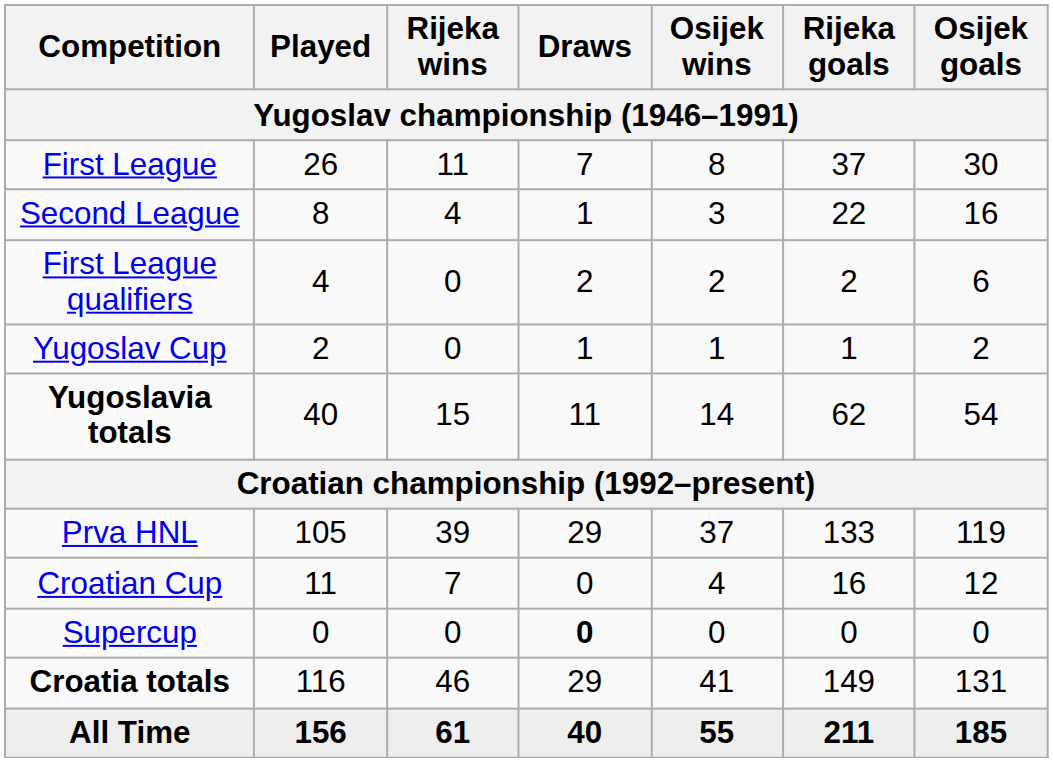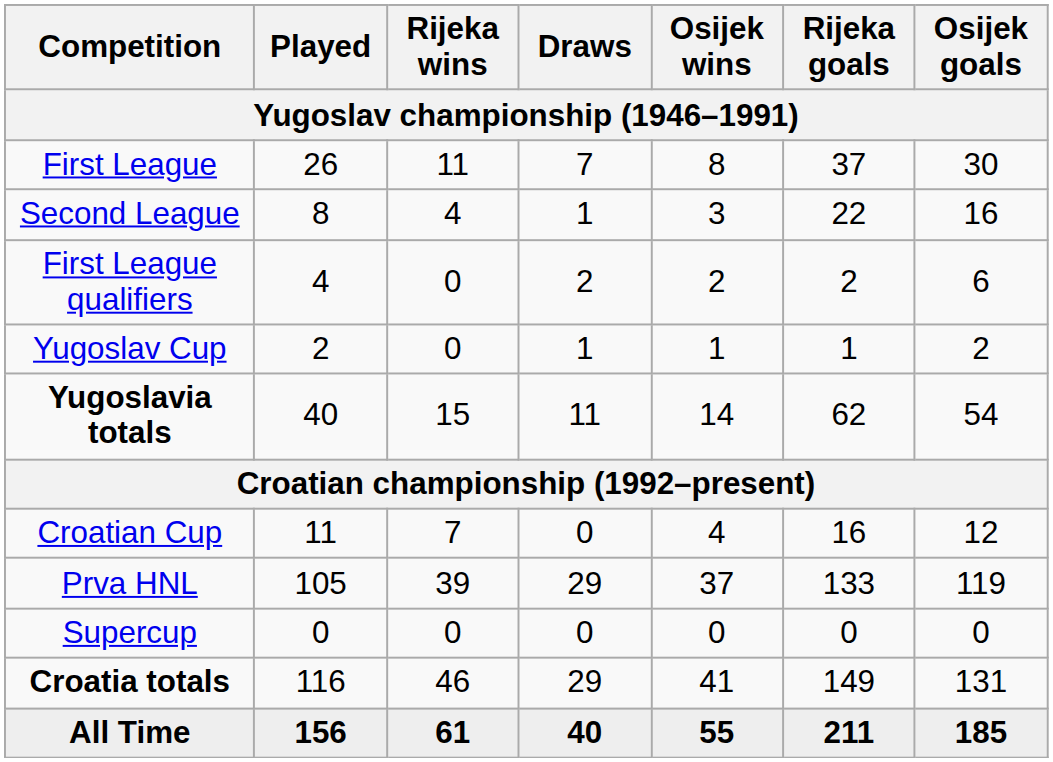rows swapped: (130, 533) <-> (130, 582)
(585, 632) bold -> (585, 632) normal
